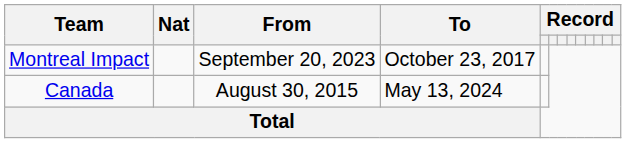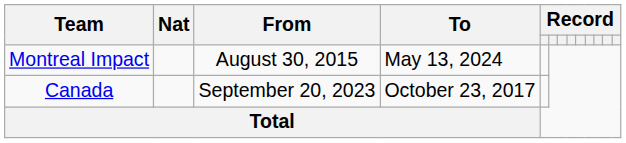(287, 59) September 20, 2023 -> (287, 59) August 30, 2015
(460, 59) October 23, 2017 -> (444, 59) May 13, 2024
(287, 90) August 30, 2015 -> (287, 90) September 20, 2023
(444, 90) May 13, 2024 -> (460, 90) October 23, 2017
